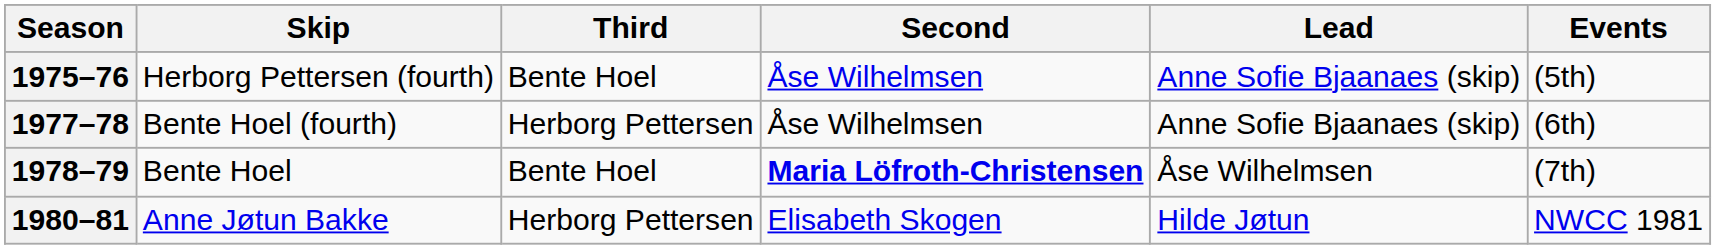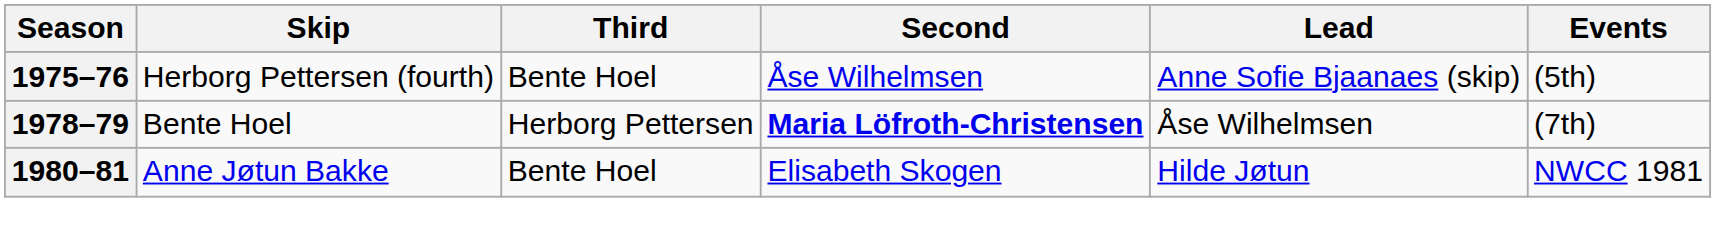- row: (70, 123)
(582, 171) Bente Hoel -> (631, 123) Herborg Pettersen
(631, 219) Herborg Pettersen -> (582, 171) Bente Hoel
